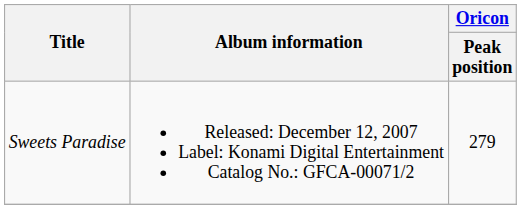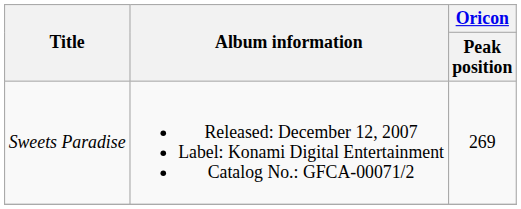(482, 142) 279 -> (482, 142) 269
